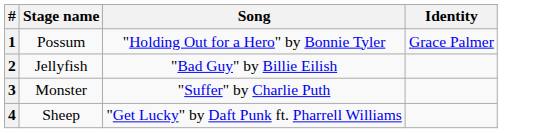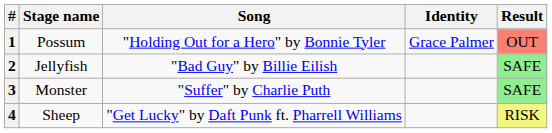+ column: (522, 16)
